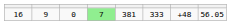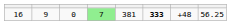(157, 14) normal -> (157, 14) bold
(212, 14) 56.05 -> (212, 14) 56.25
